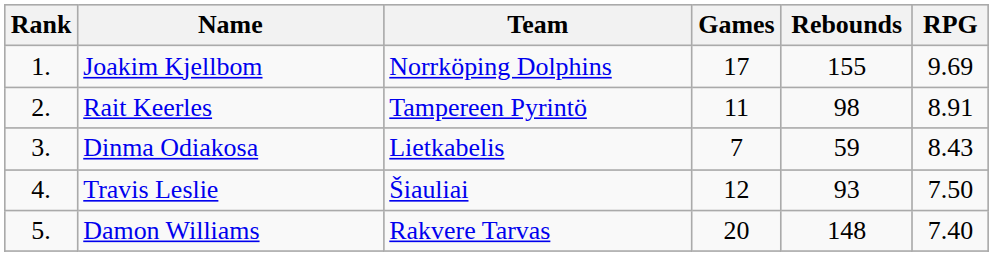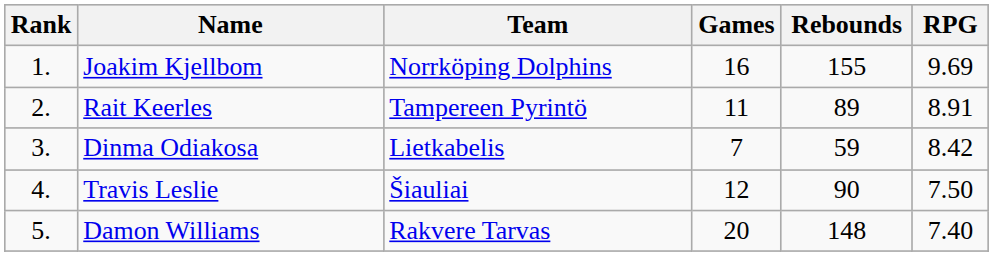(737, 66) 17 -> (737, 66) 16
(847, 107) 98 -> (847, 107) 89
(950, 148) 8.43 -> (950, 148) 8.42
(847, 189) 93 -> (847, 189) 90
